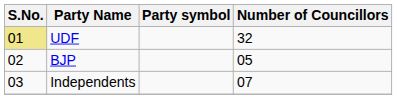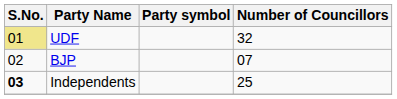(245, 60) 05 -> (245, 60) 07
(16, 82) normal -> (16, 82) bold
(245, 82) 07 -> (245, 82) 25
